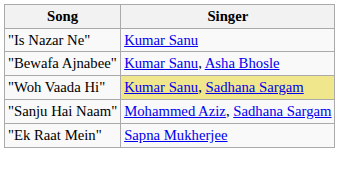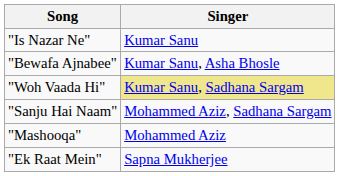+ row: (45, 135)
